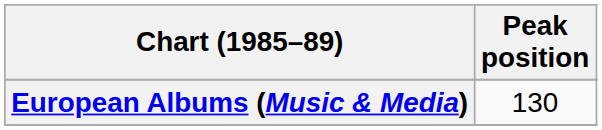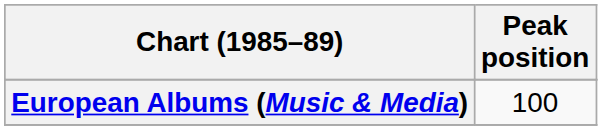(535, 102) 130 -> (535, 102) 100
